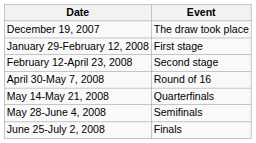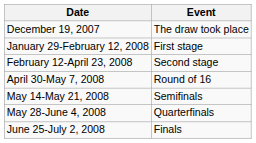(184, 96) Quarterfinals -> (178, 96) Semifinals
(178, 113) Semifinals -> (184, 113) Quarterfinals
